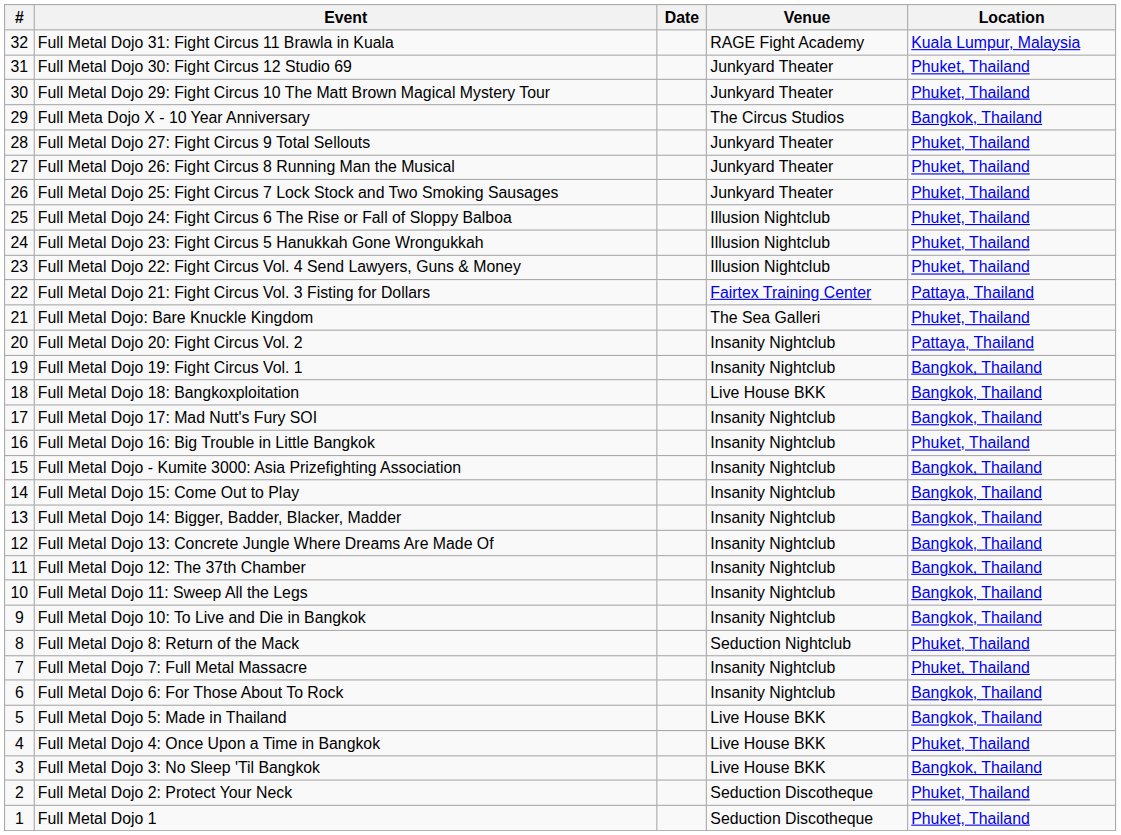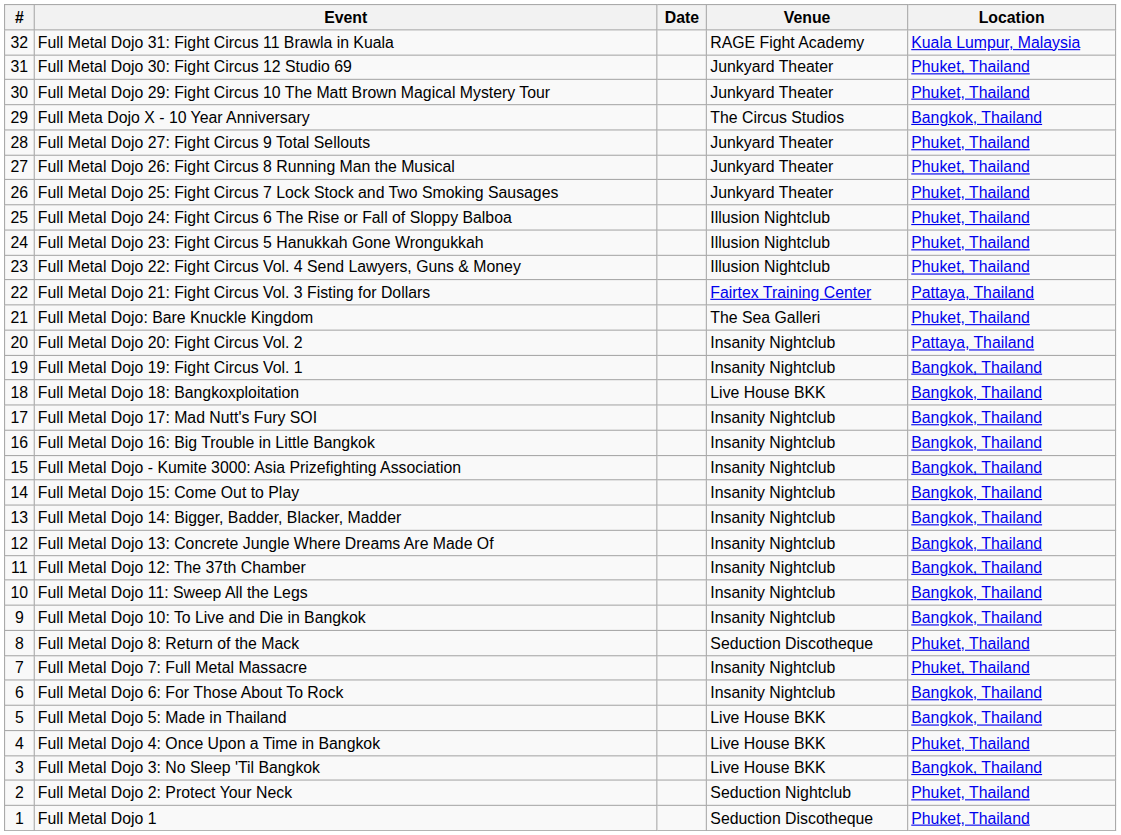(971, 443) Phuket, Thailand -> (977, 443) Bangkok, Thailand
(781, 643) Seduction Nightclub -> (792, 643) Seduction Discotheque
(792, 793) Seduction Discotheque -> (781, 793) Seduction Nightclub
